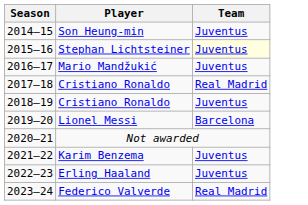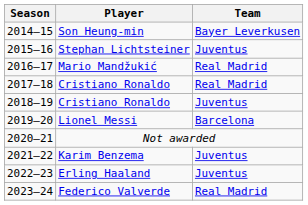(221, 31) Juventus -> (248, 31) Bayer Leverkusen
(221, 49) lightyellow background -> (221, 49) no background
(221, 67) Juventus -> (231, 67) Real Madrid
